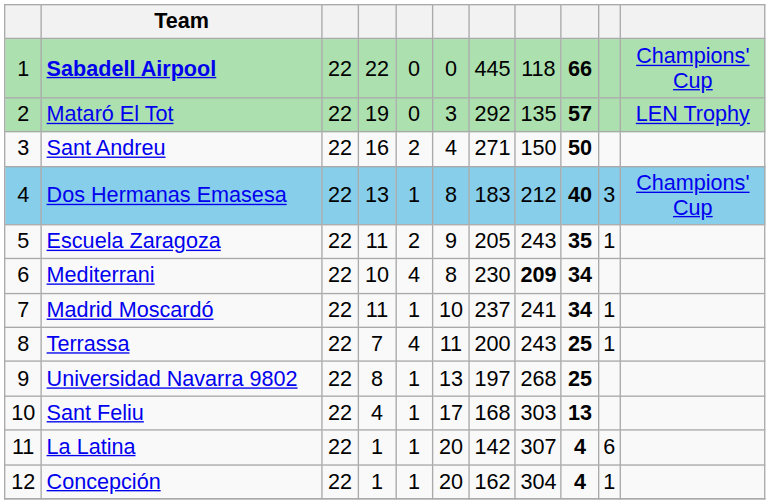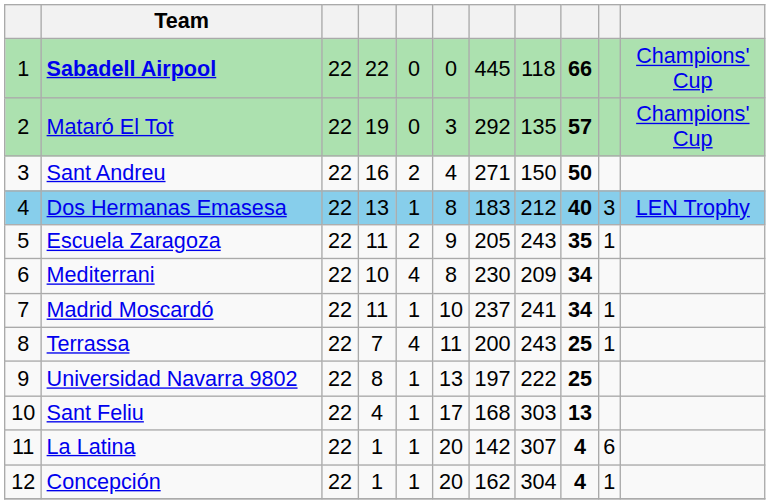(693, 114) LEN Trophy -> (693, 126) Champions' Cup
(693, 195) Champions' Cup -> (693, 207) LEN Trophy
(538, 275) bold -> (538, 275) normal
(538, 378) 268 -> (538, 378) 222
